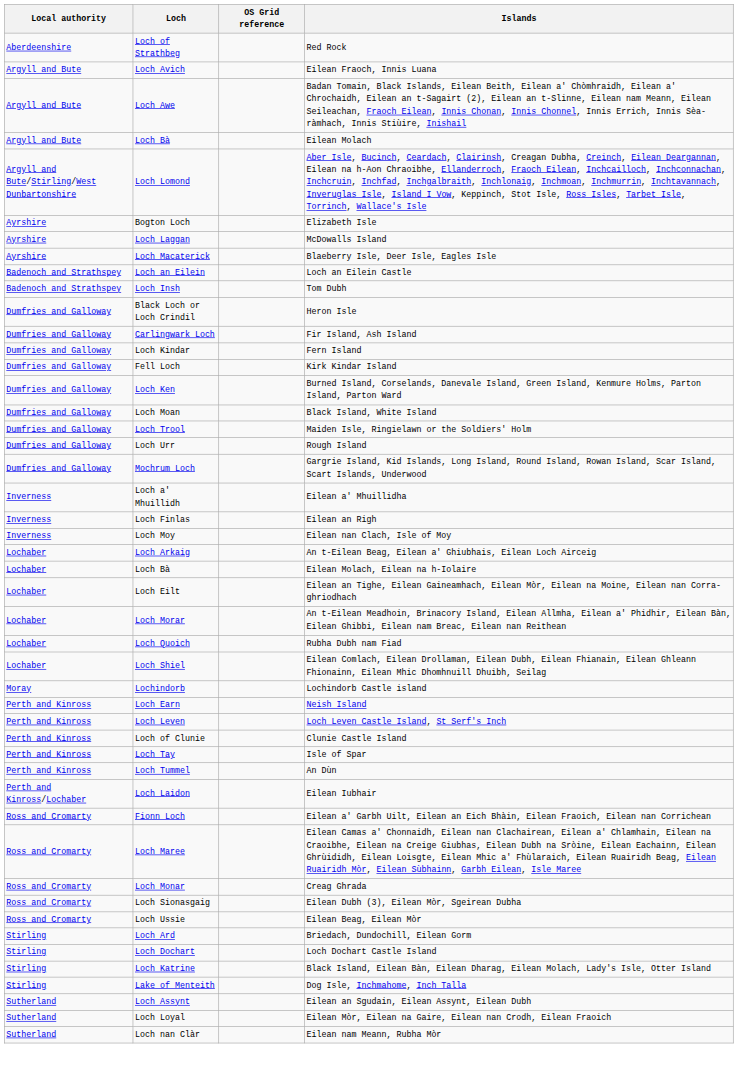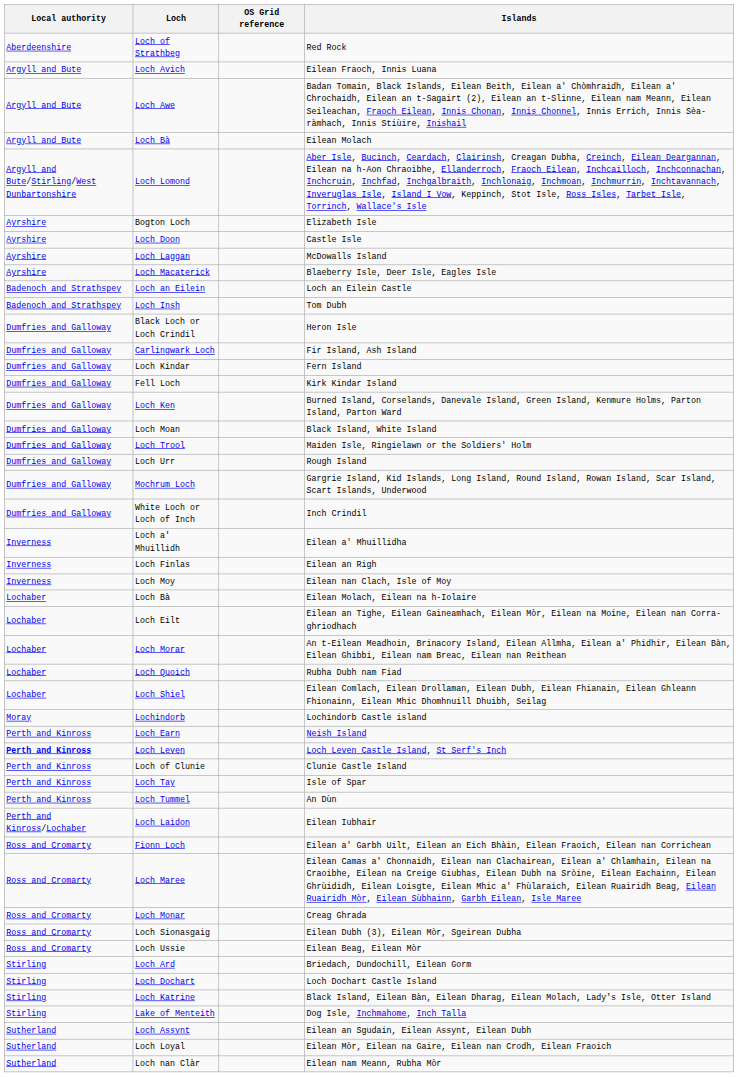+ row: (334, 240)
+ row: (337, 514)
- row: (451, 553)
(49, 722) normal -> (49, 751) bold
